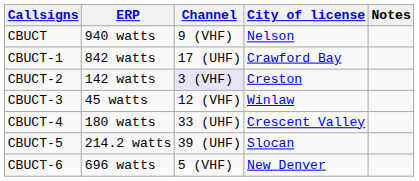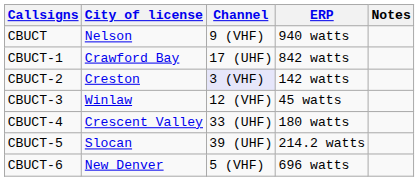columns swapped: (306, 15) <-> (128, 15)
